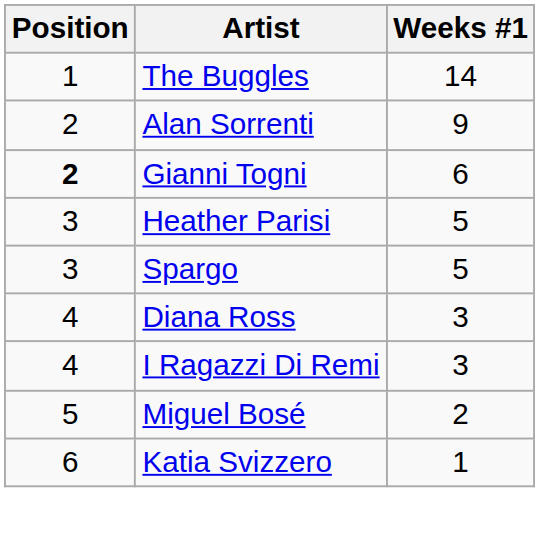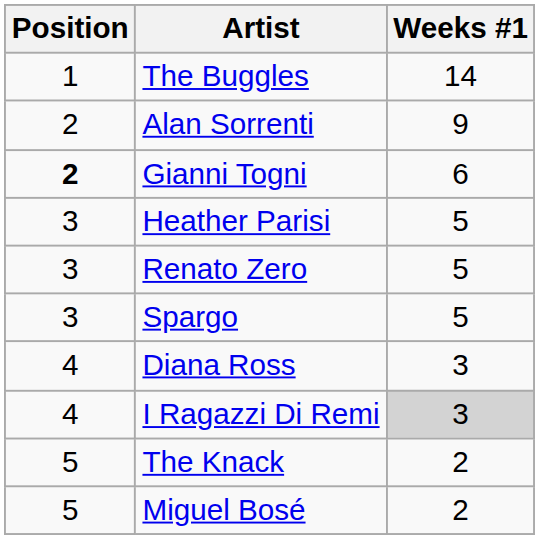+ row: (225, 268)
(461, 364) no background -> (461, 412) lightgrey background
+ row: (213, 461)
- row: (237, 461)
